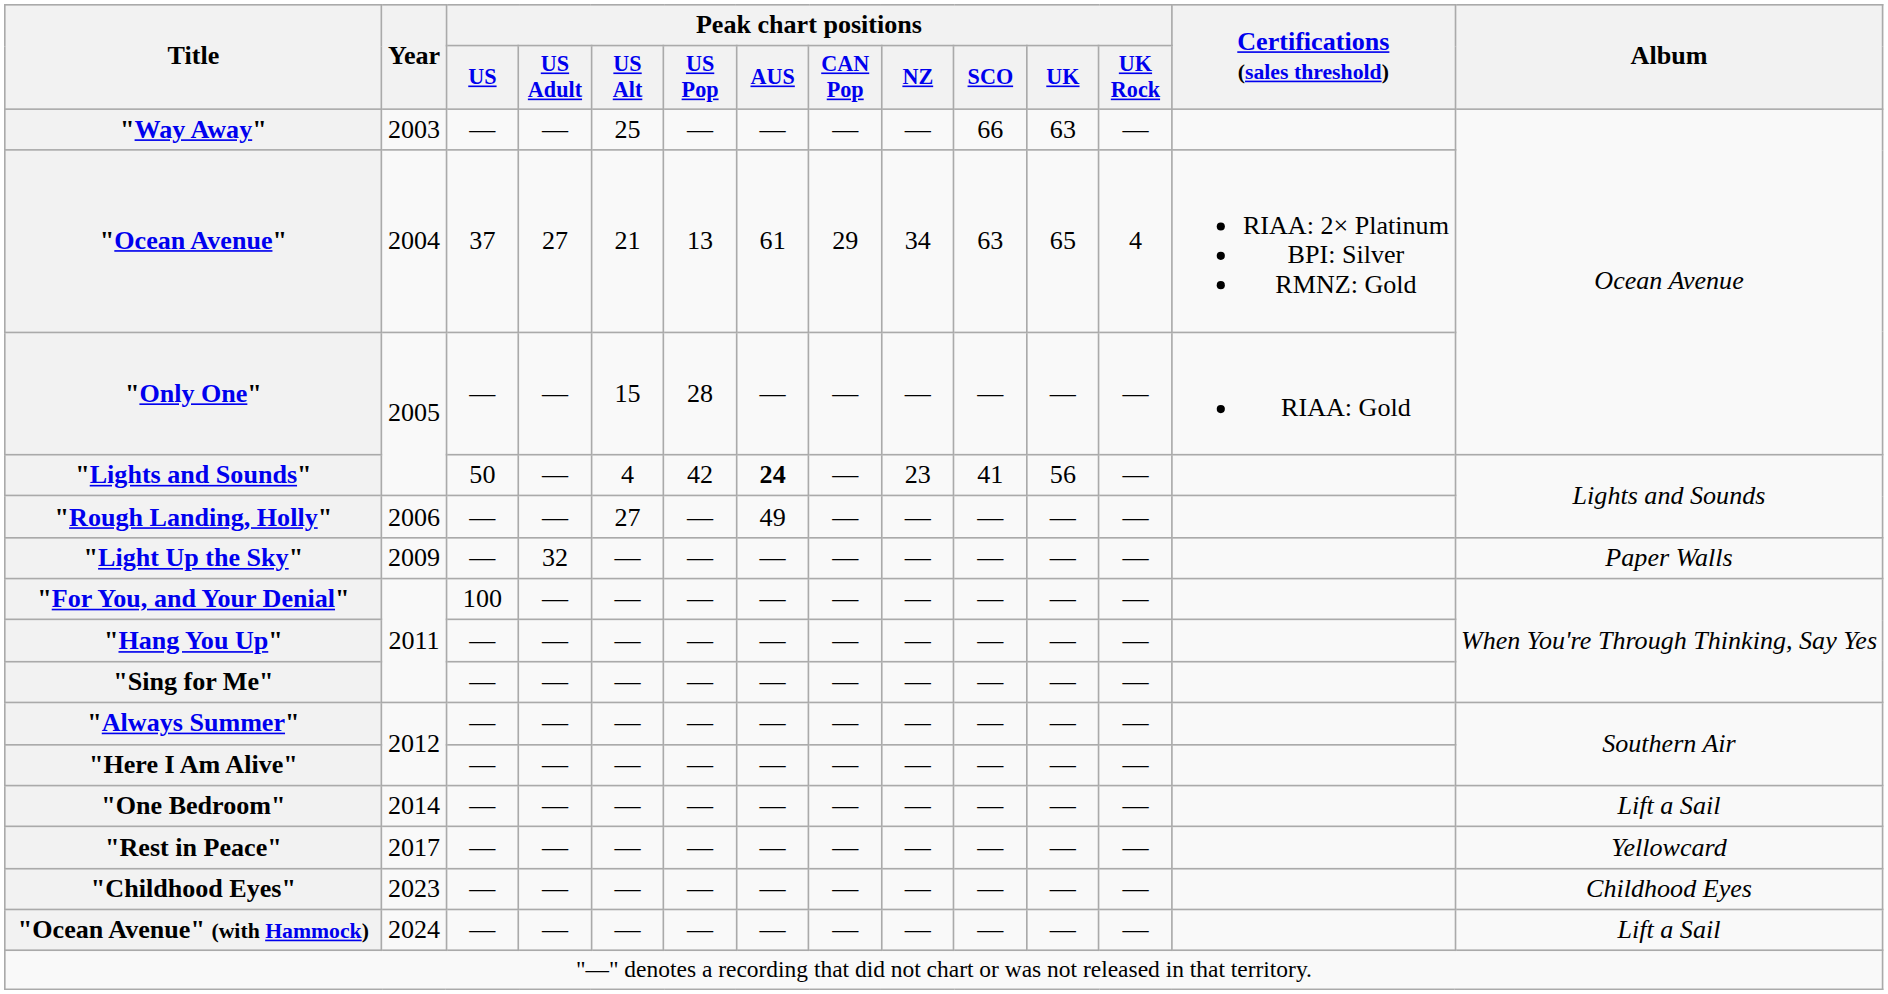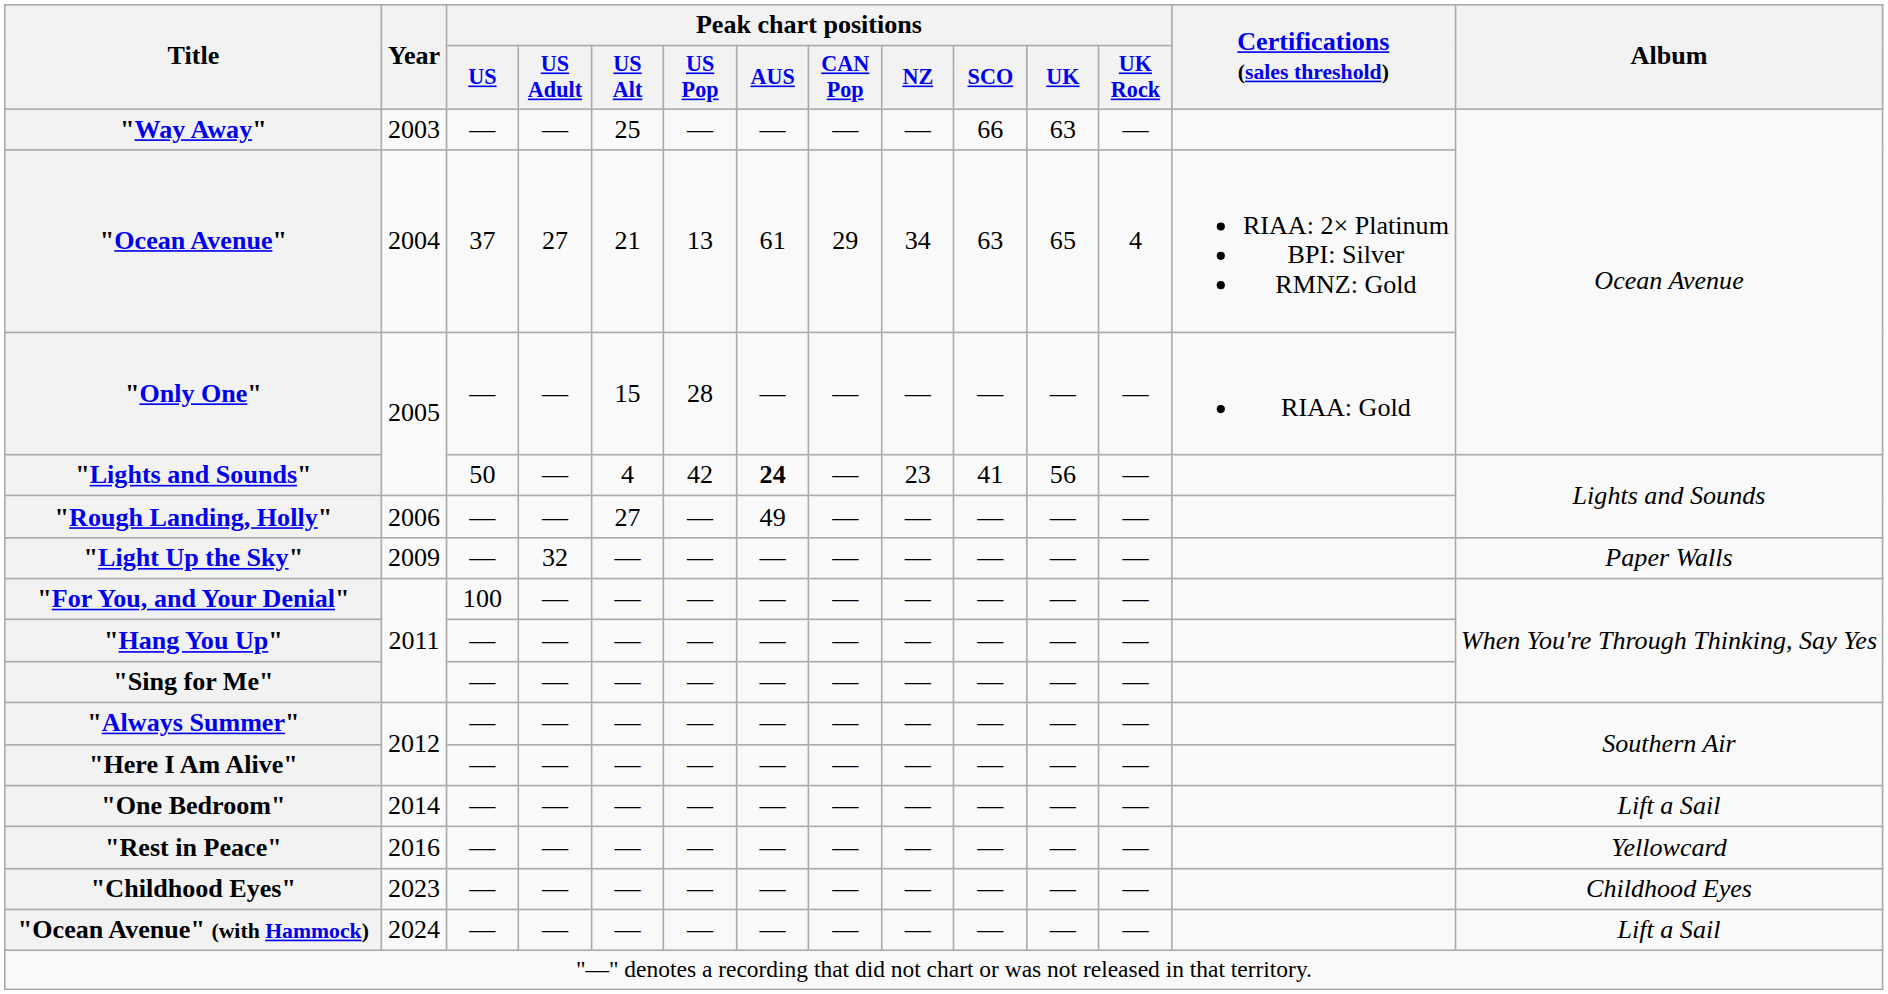(414, 847) 2017 -> (414, 847) 2016
